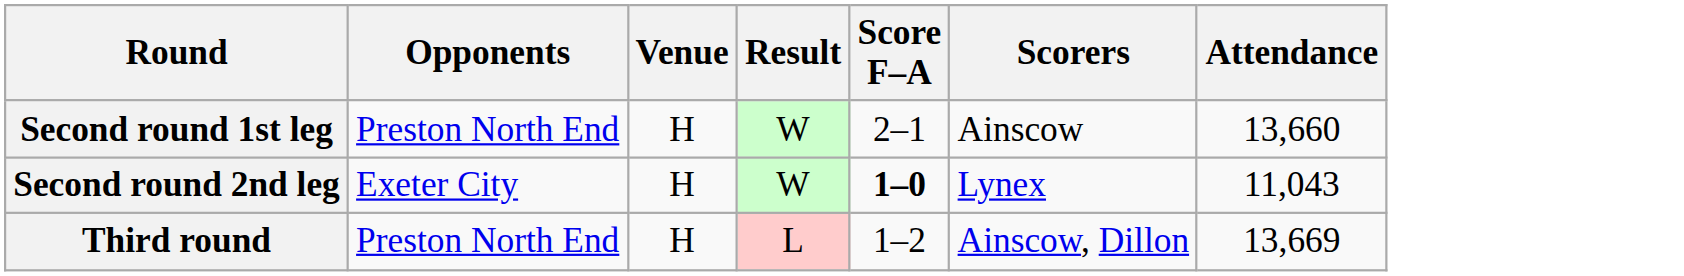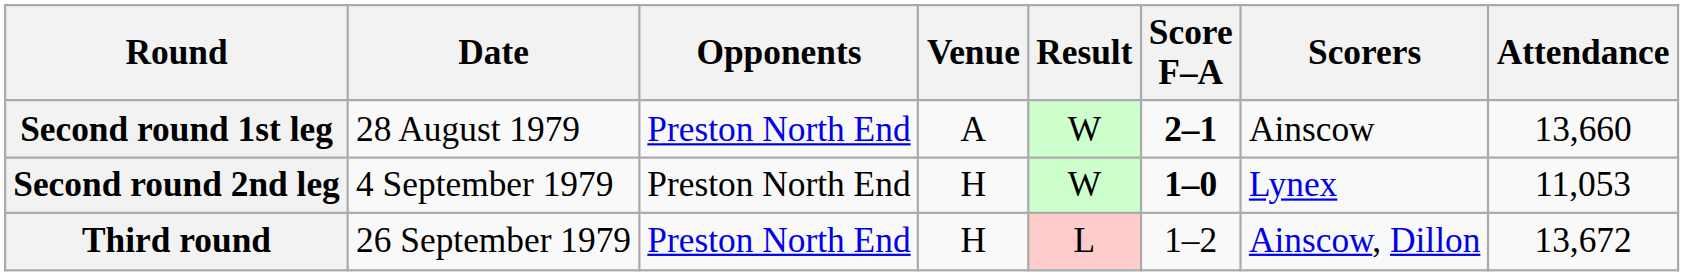+ column: (494, 52)
(682, 128) H -> (973, 128) A
(899, 128) normal -> (1191, 128) bold
(437, 184) Exeter City -> (779, 184) Preston North End
(1292, 184) 11,043 -> (1583, 184) 11,053
(1292, 240) 13,669 -> (1583, 240) 13,672
